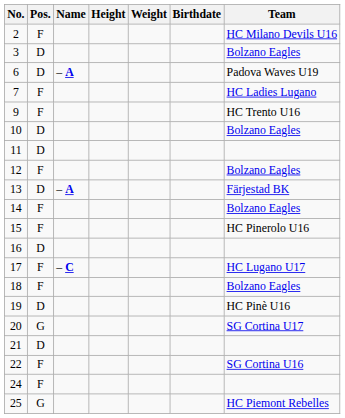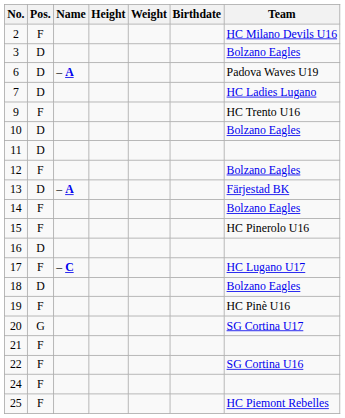(40, 92) F -> (40, 92) D
(40, 287) F -> (40, 287) D
(40, 306) D -> (40, 306) F
(40, 345) D -> (40, 345) F
(40, 404) G -> (40, 404) F
